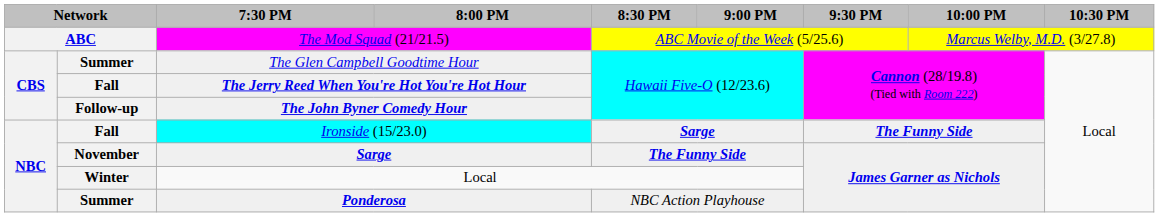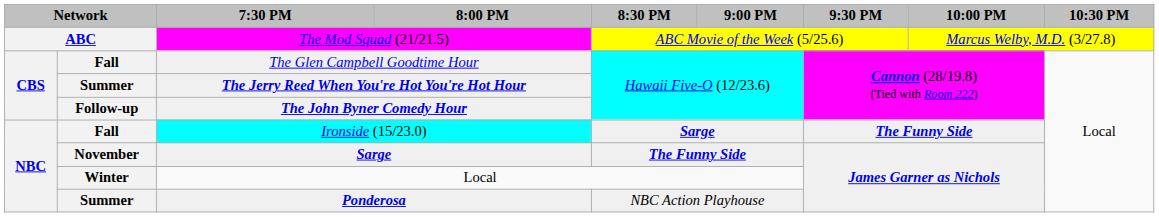(107, 62) Summer -> (107, 62) Fall
(107, 85) Fall -> (107, 85) Summer
